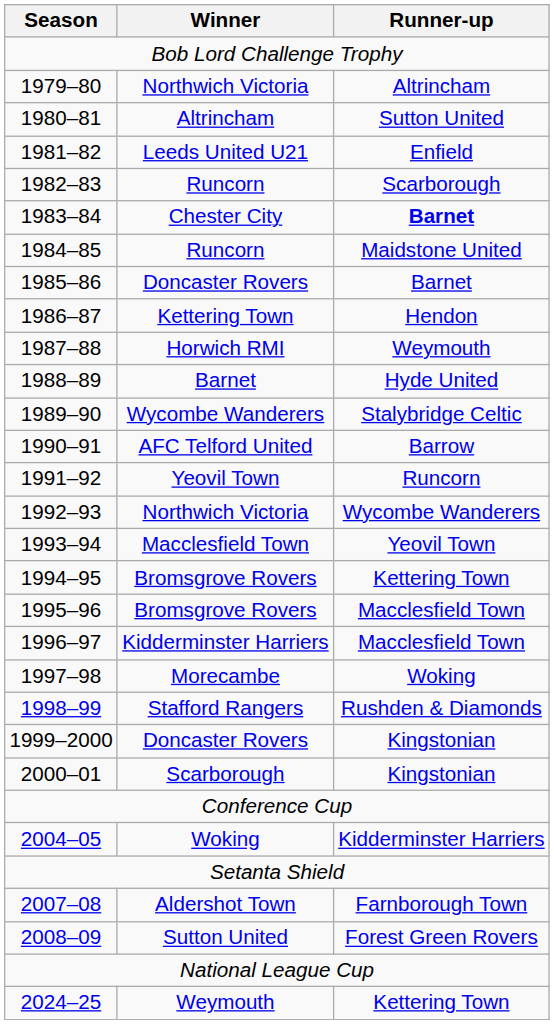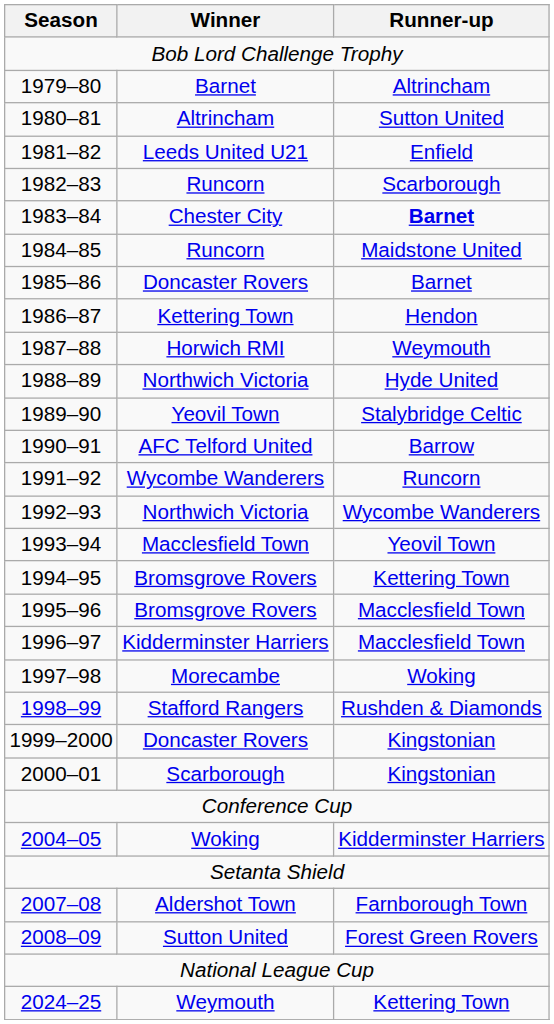(225, 86) Northwich Victoria -> (225, 86) Barnet
(225, 380) Barnet -> (225, 380) Northwich Victoria
(225, 413) Wycombe Wanderers -> (225, 413) Yeovil Town
(225, 479) Yeovil Town -> (225, 479) Wycombe Wanderers
